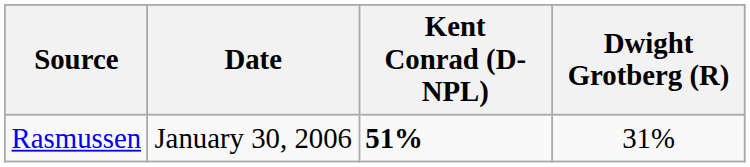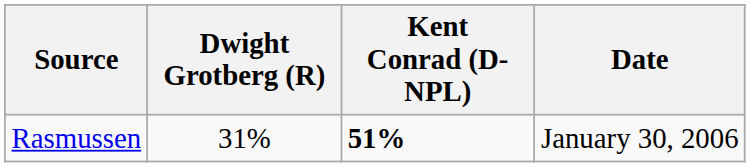columns swapped: (253, 59) <-> (649, 59)
